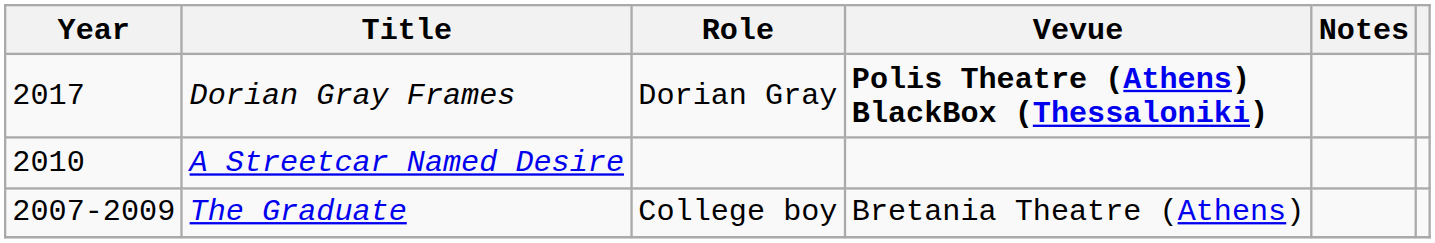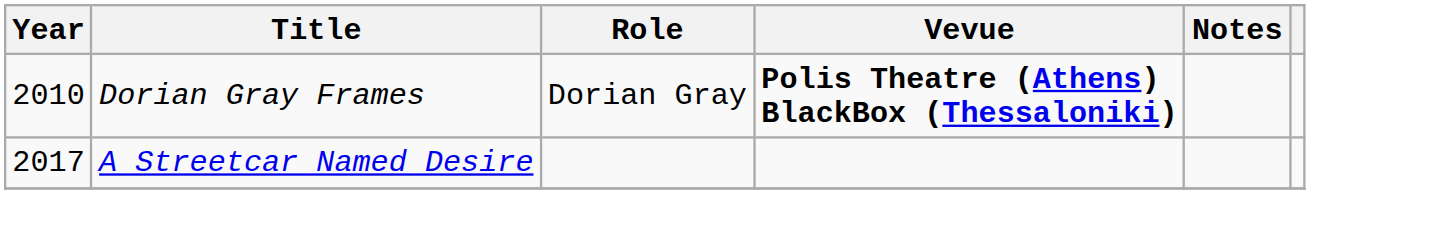(49, 96) 2017 -> (49, 96) 2010
(49, 163) 2010 -> (49, 163) 2017
- row: (298, 212)
